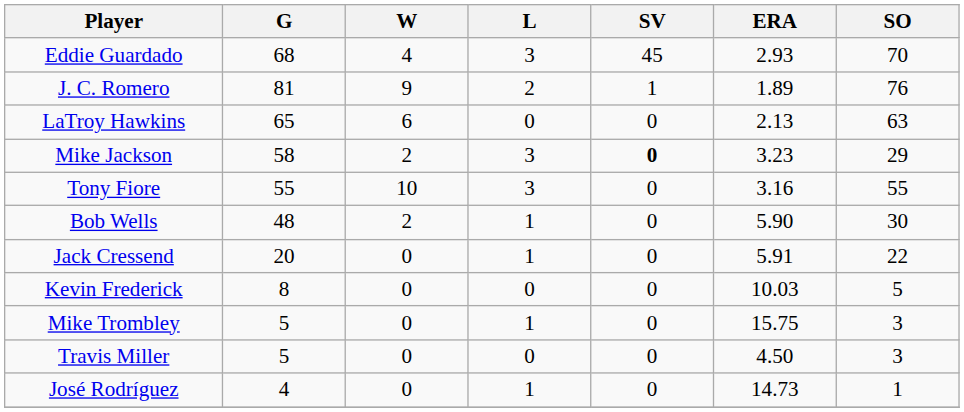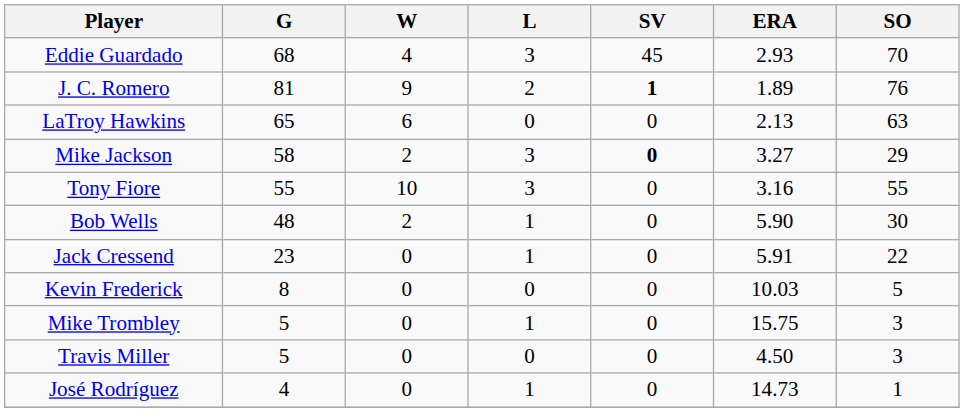(652, 88) normal -> (652, 88) bold
(775, 155) 3.23 -> (775, 155) 3.27
(284, 255) 20 -> (284, 255) 23
